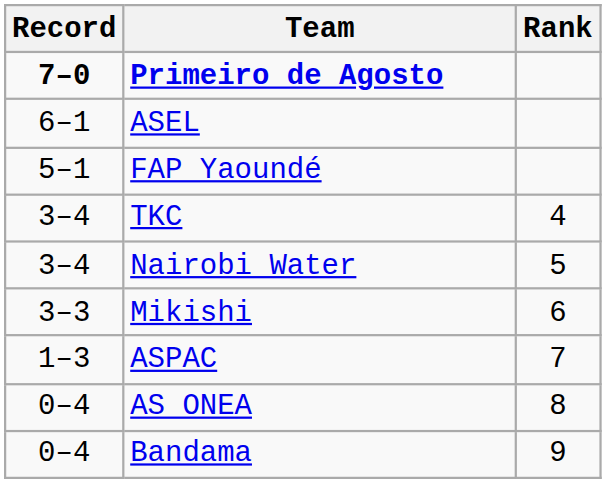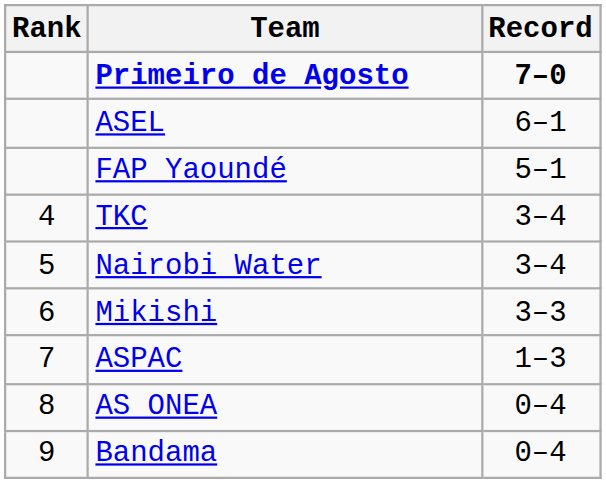columns swapped: (558, 29) <-> (64, 29)
